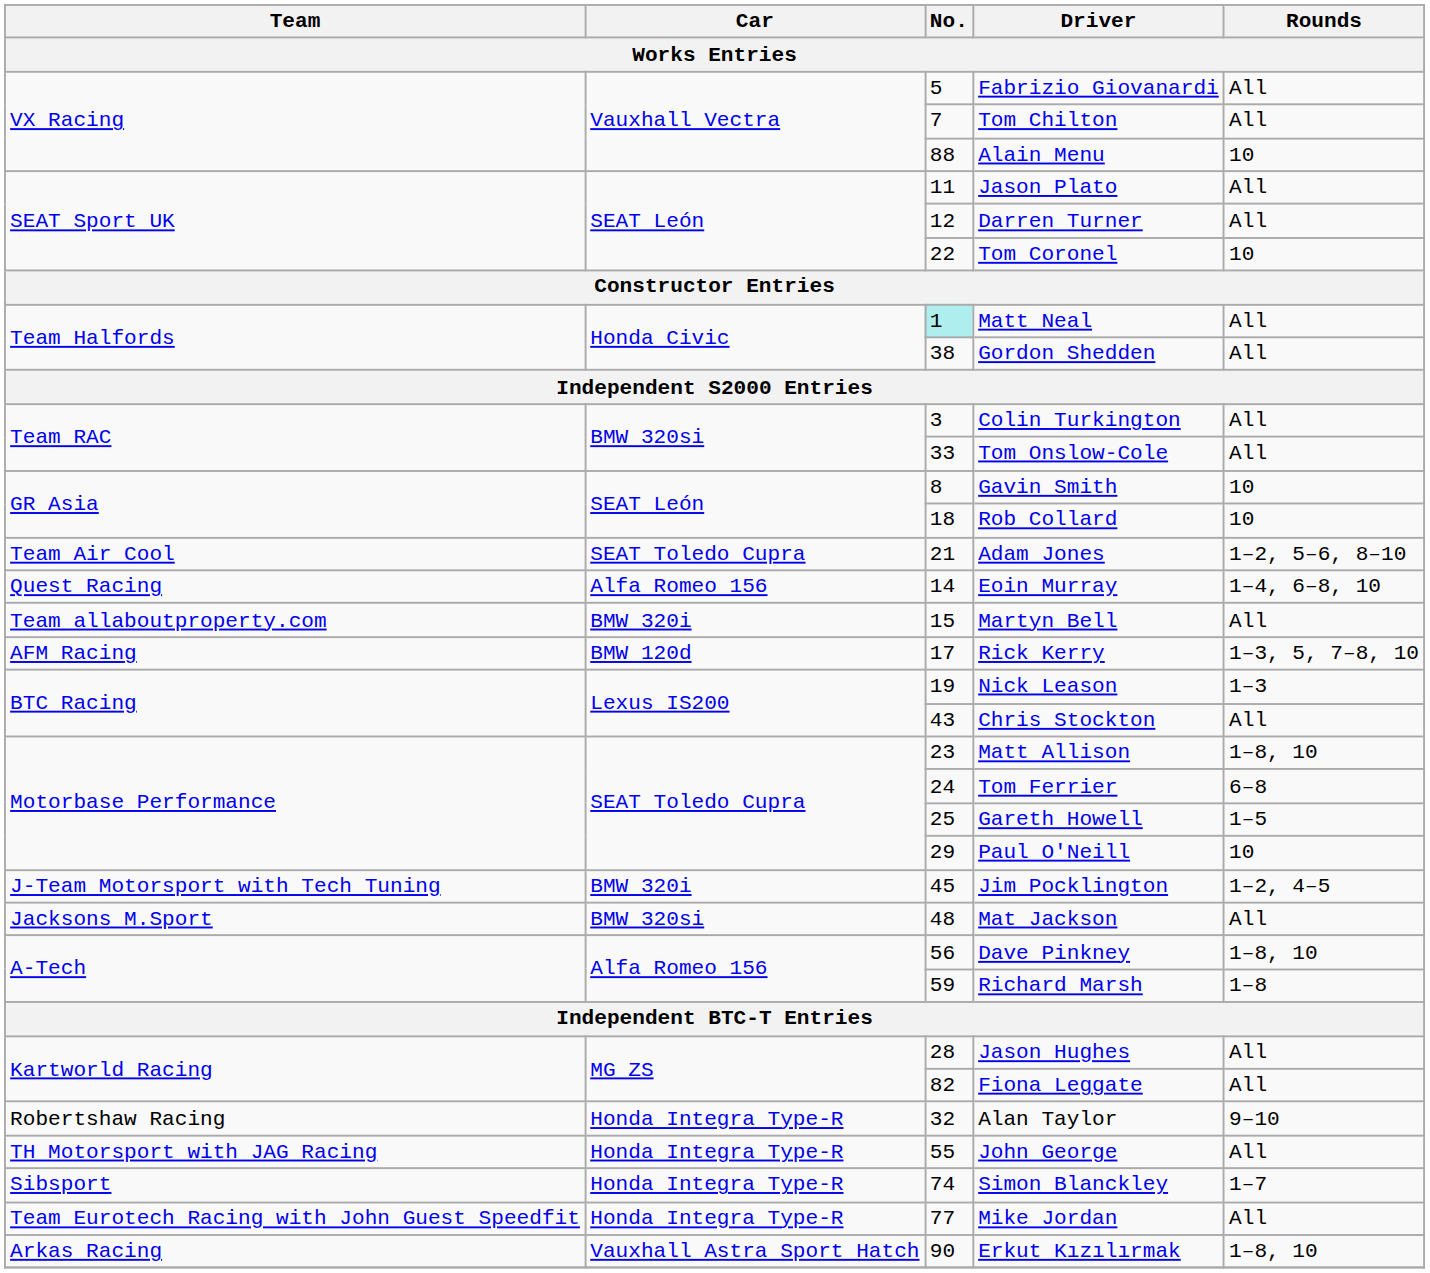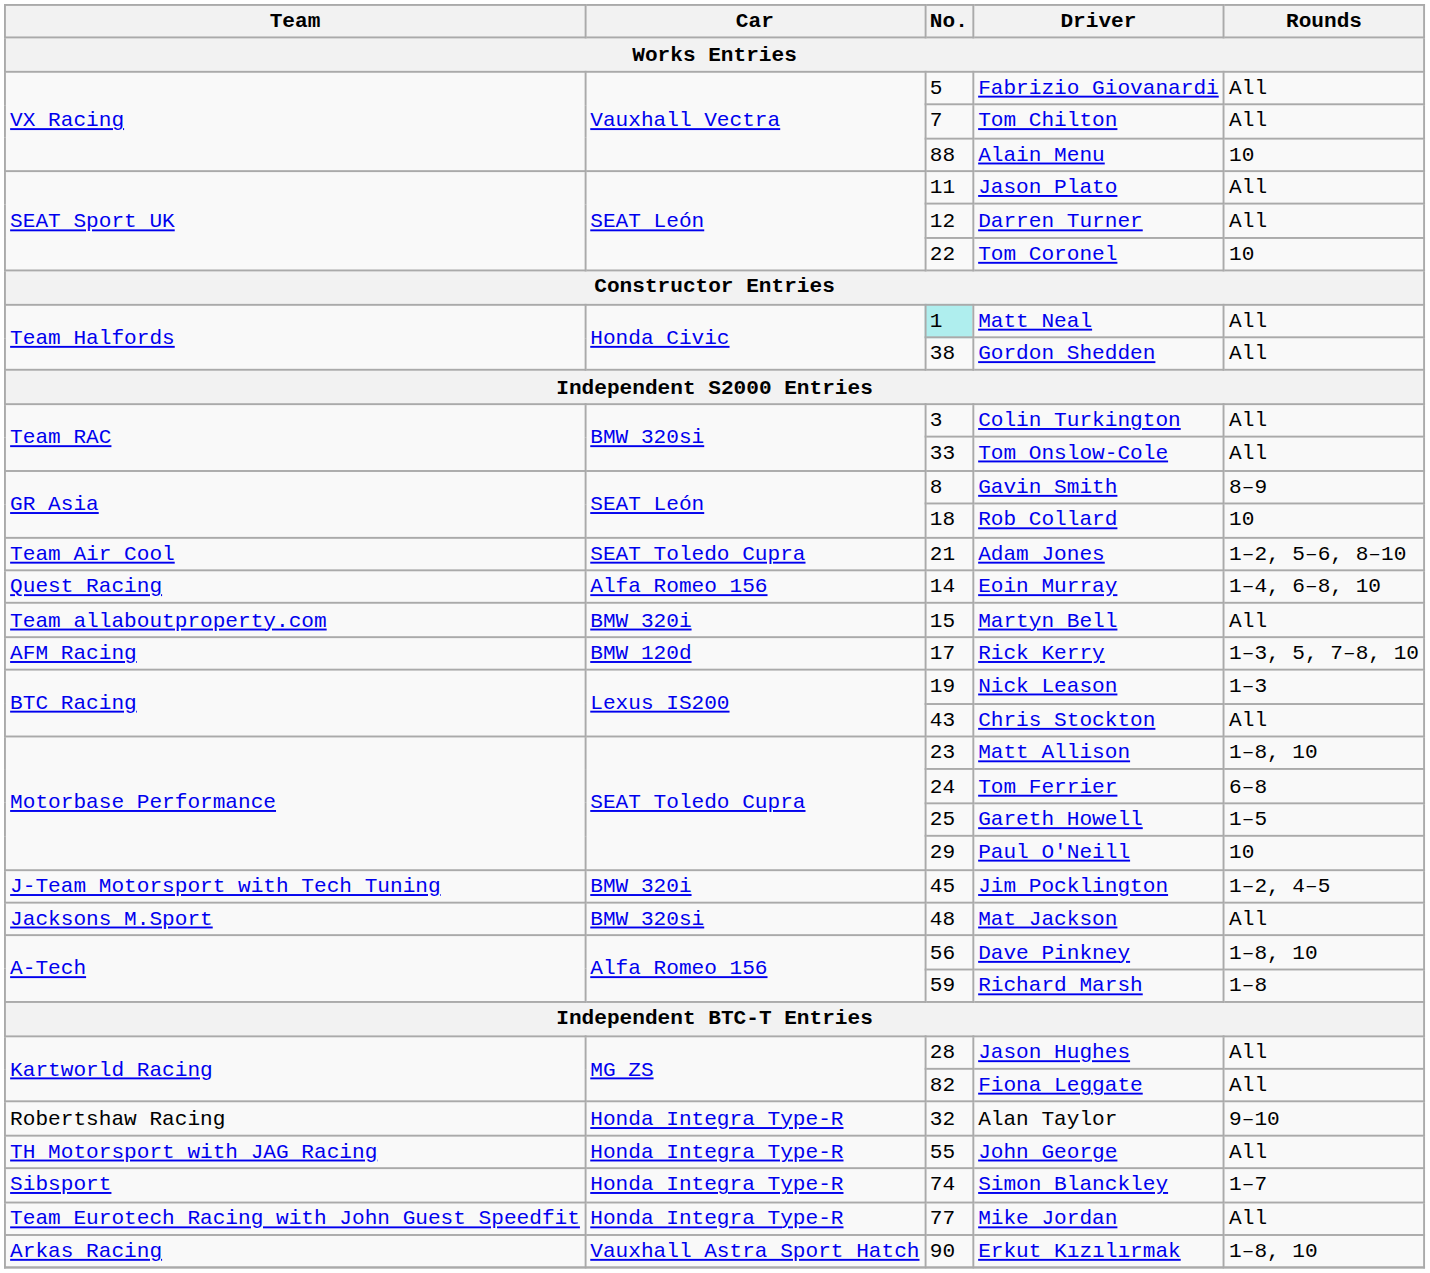(1242, 487) 10 -> (1248, 487) 8–9
